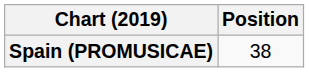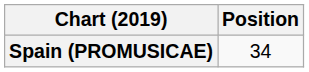(260, 50) 38 -> (260, 50) 34
